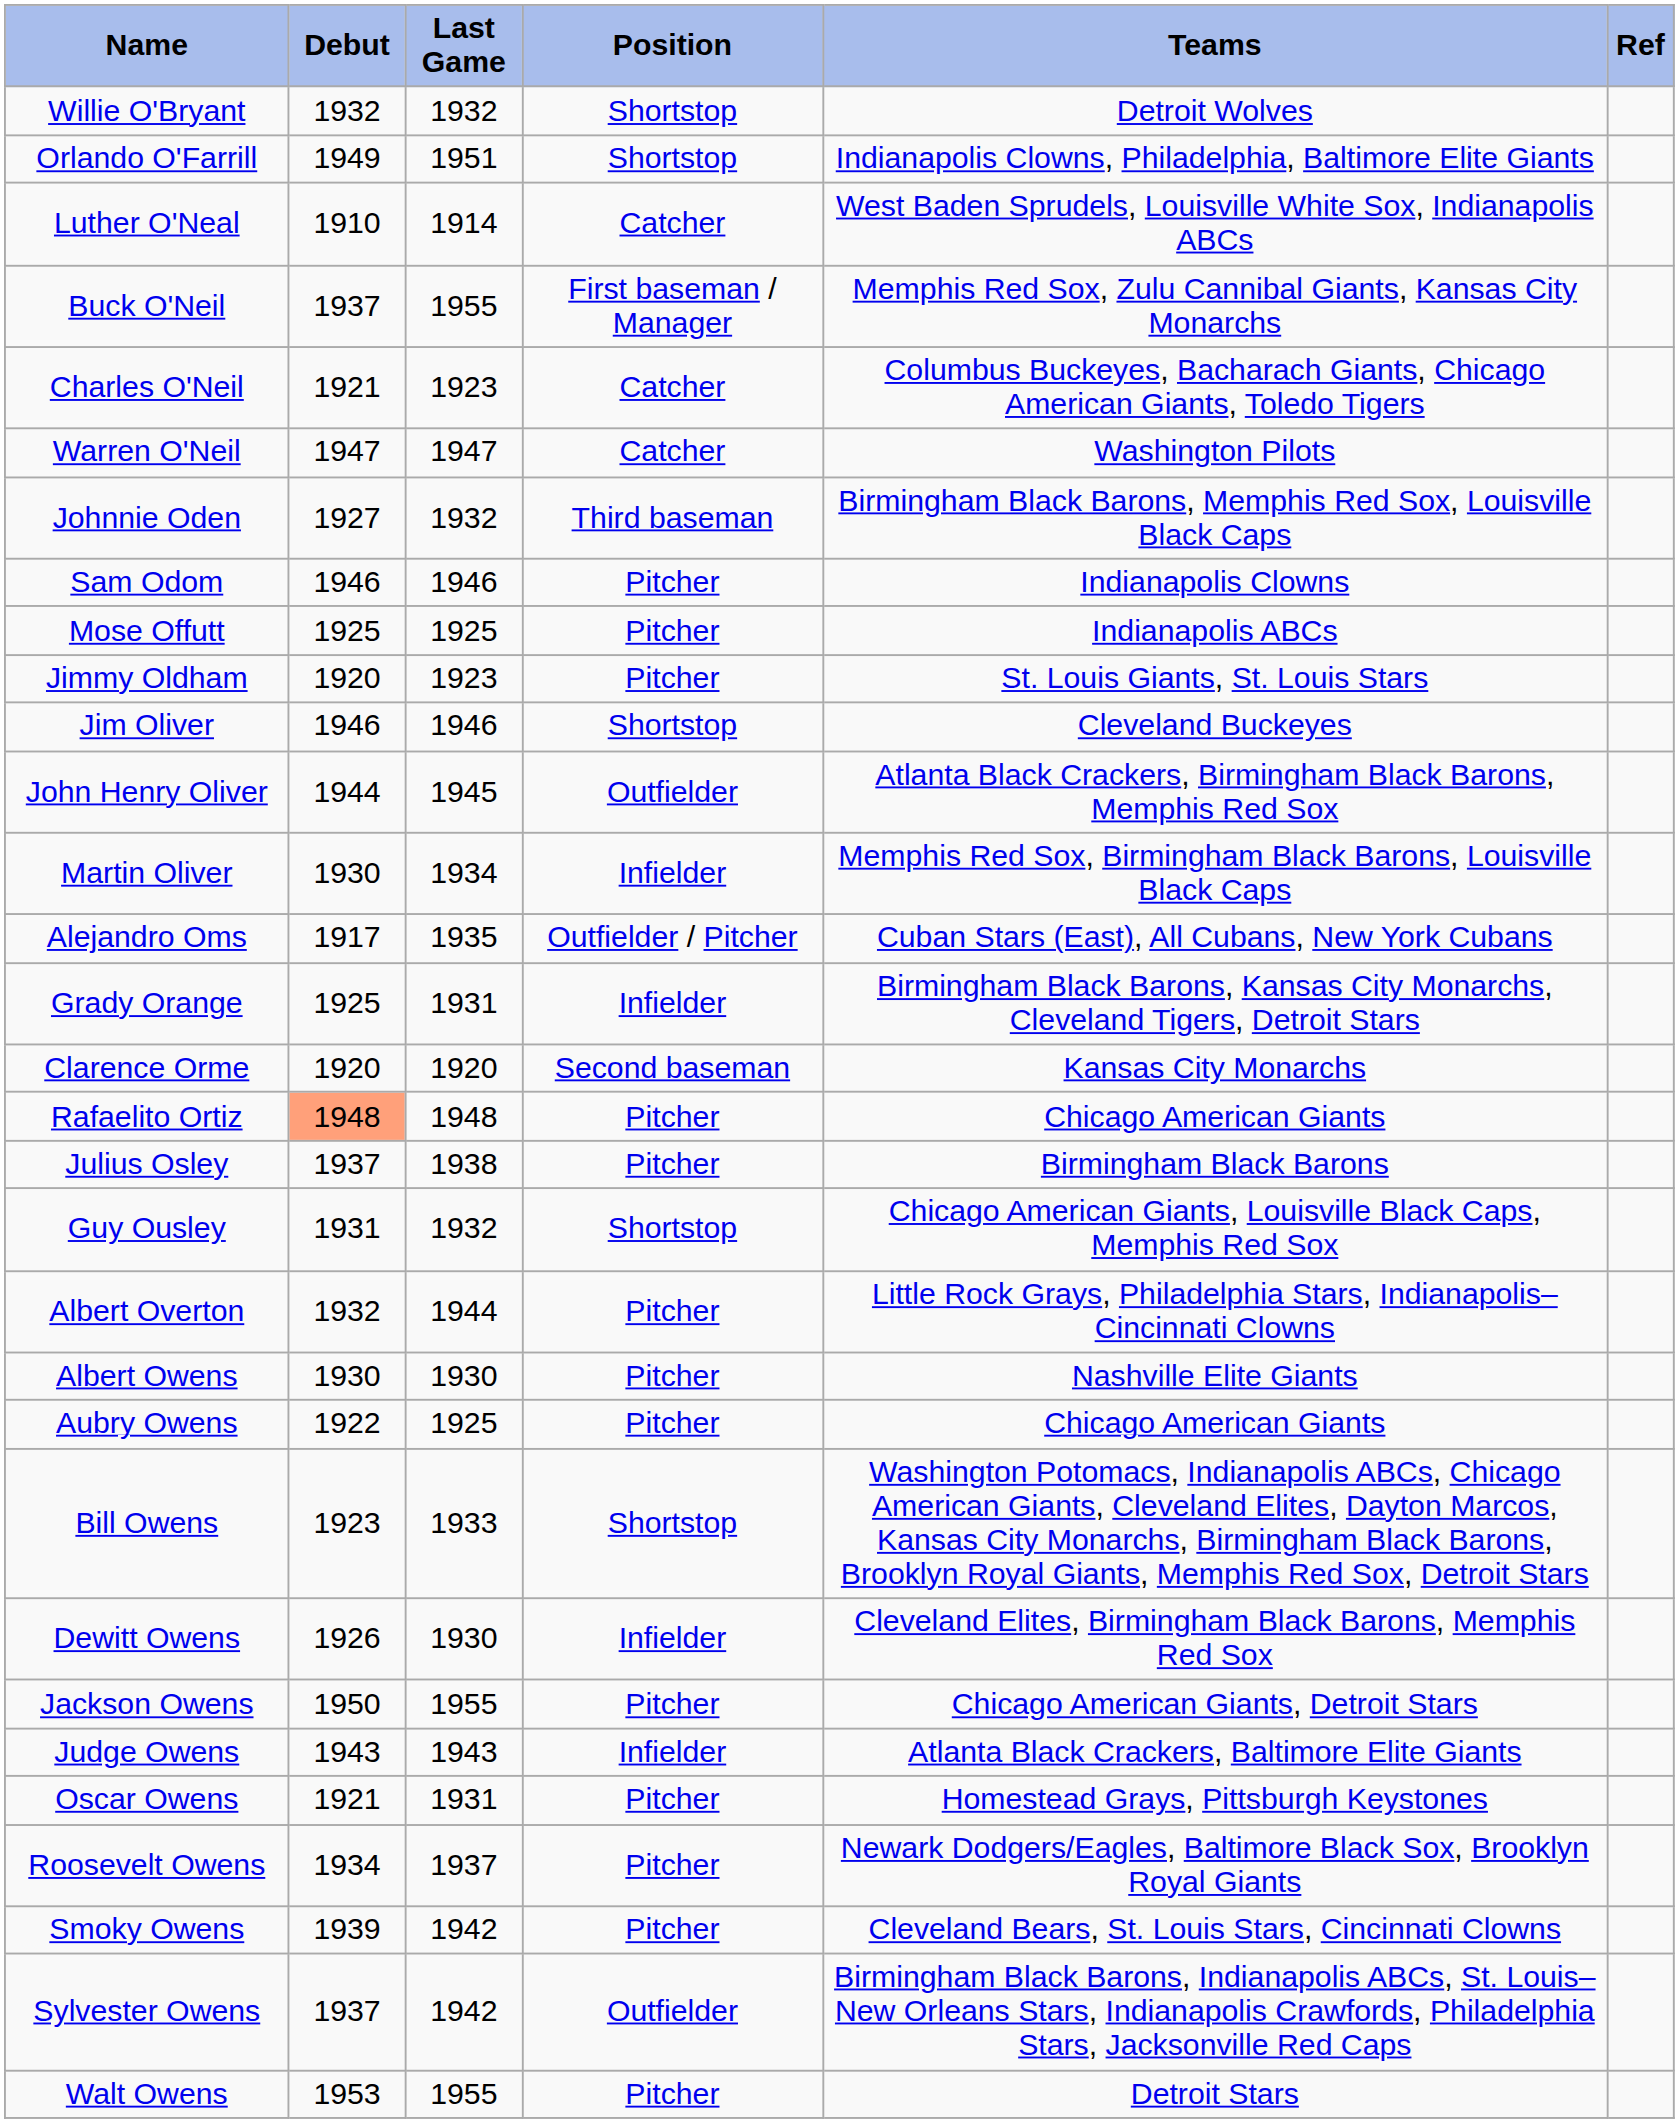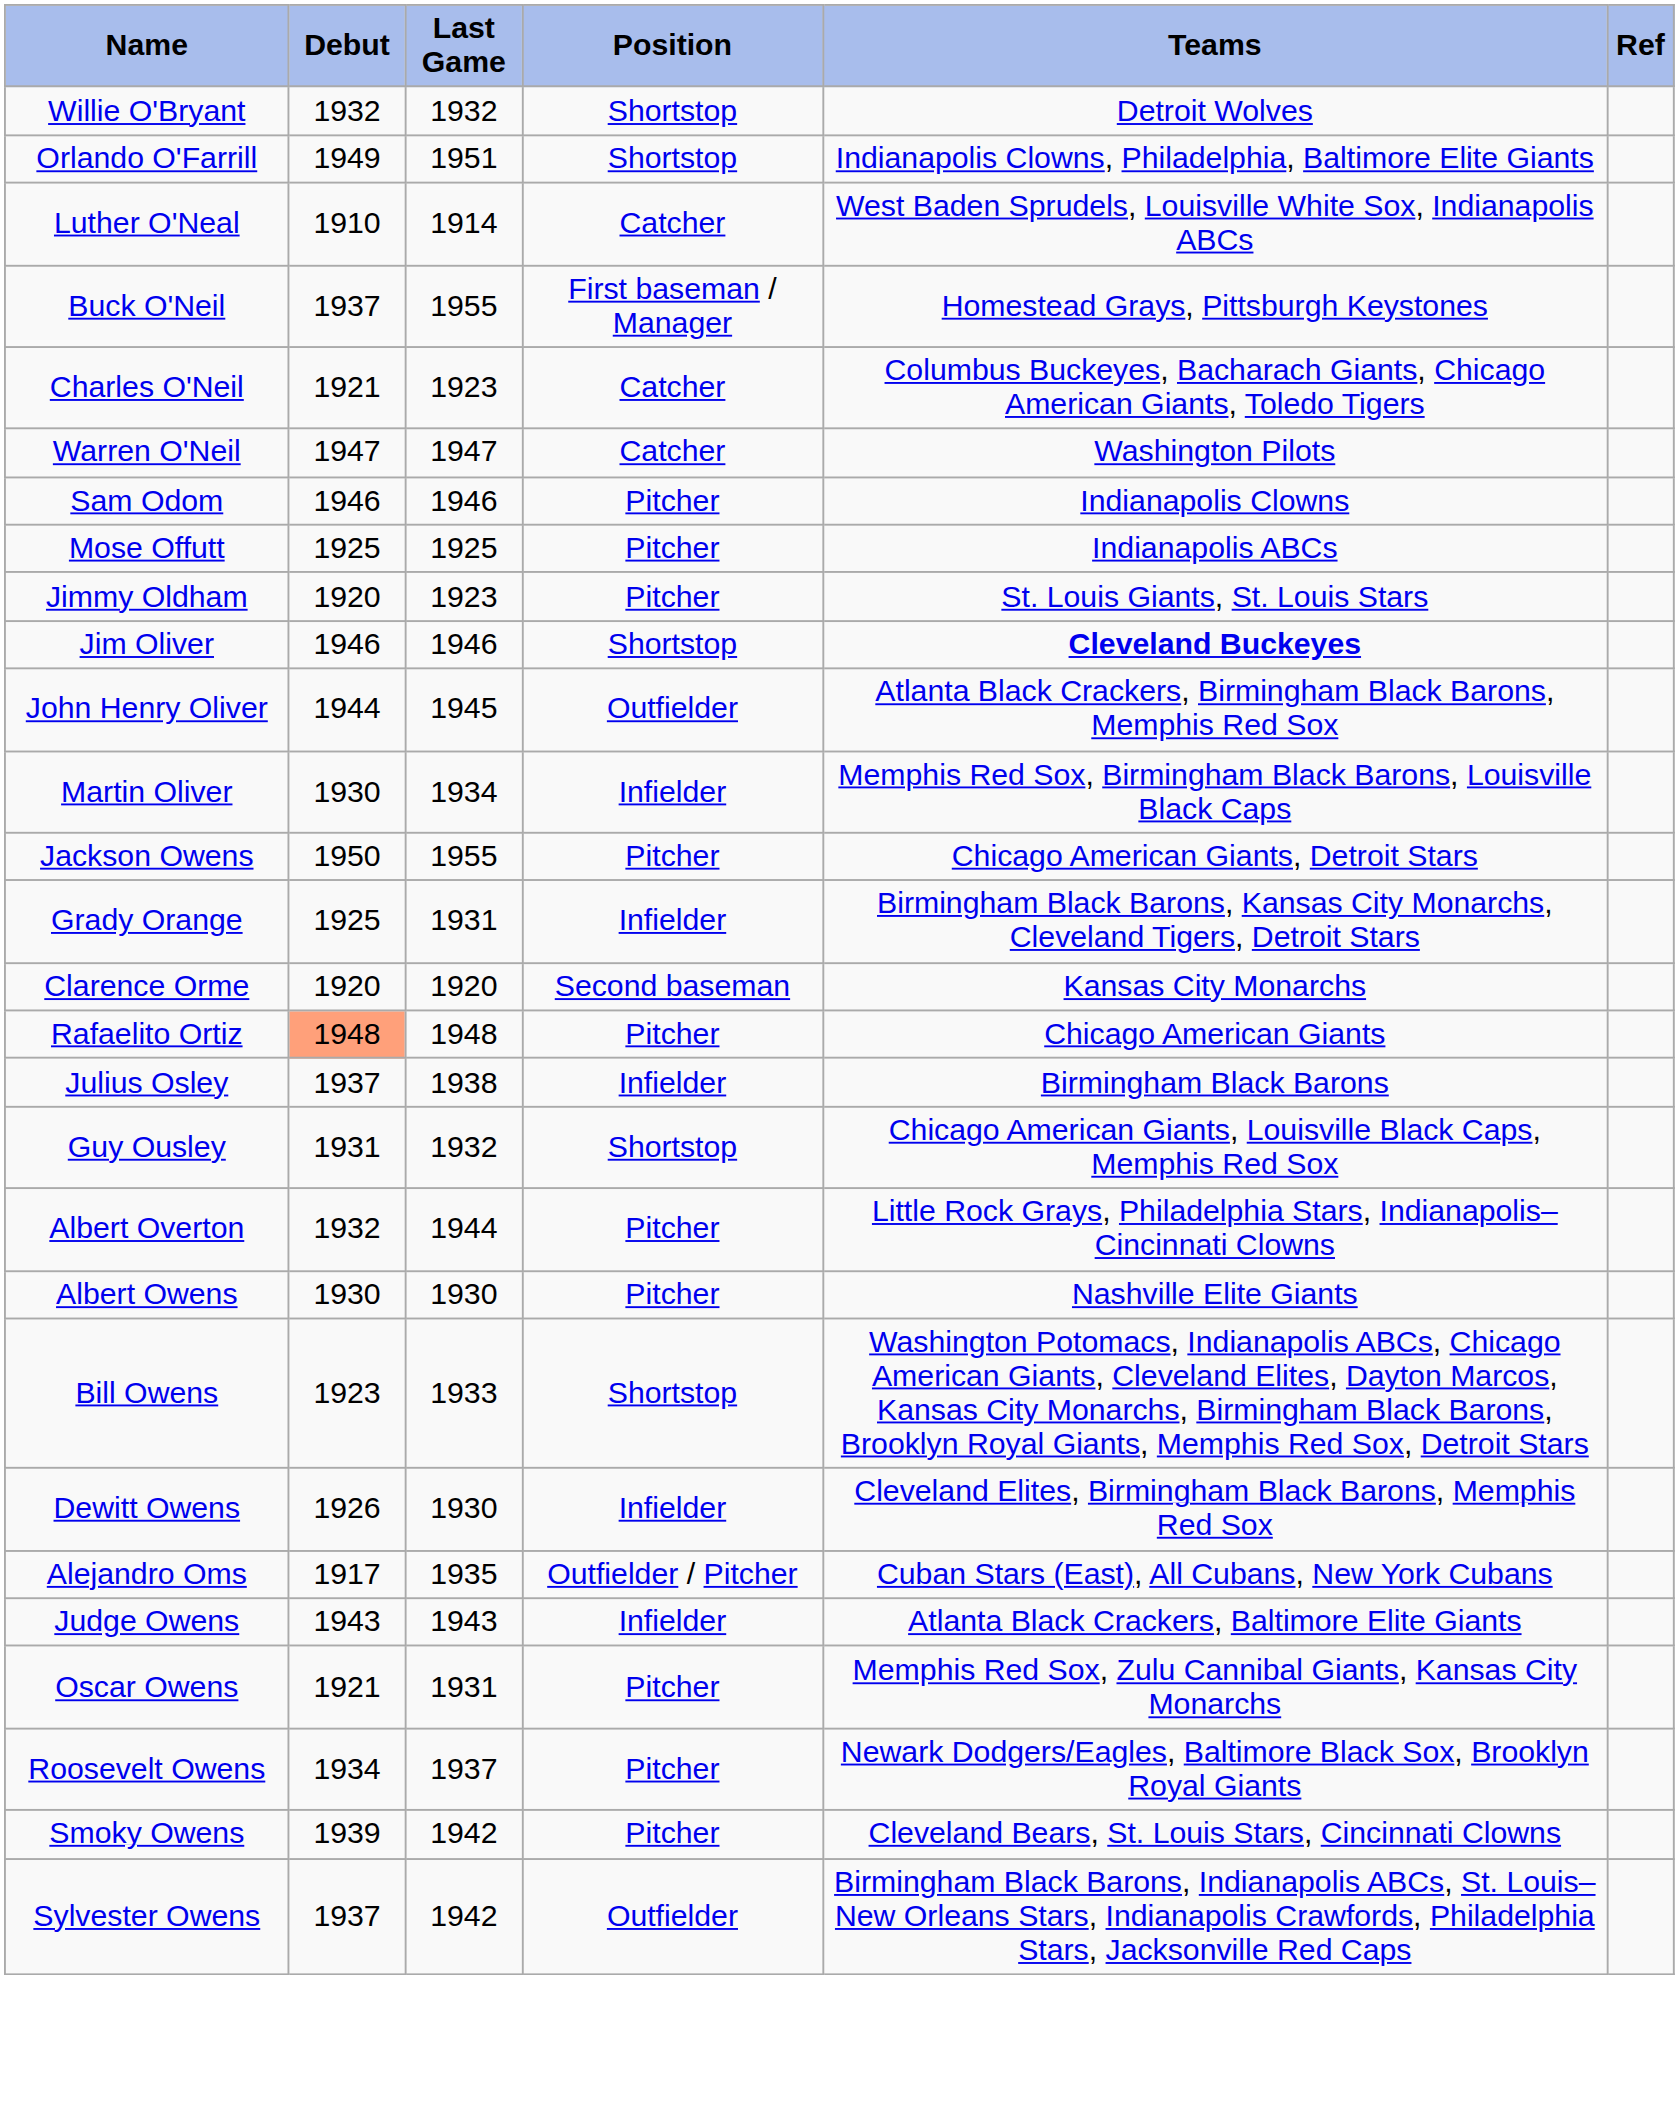(1215, 305) Memphis Red Sox, Zulu Cannibal Giants, Kansas City Monarchs -> (1215, 305) Homestead Grays, Pittsburgh Keystones
- row: (147, 517)
(1215, 726) normal -> (1215, 644) bold
rows swapped: (147, 938) <-> (147, 1703)
(672, 1163) Pitcher -> (672, 1081) Infielder
- row: (147, 1423)
(1215, 1799) Homestead Grays, Pittsburgh Keystones -> (1215, 1686) Memphis Red Sox, Zulu Cannibal Giants, Kansas City Monarchs
- row: (147, 2093)
